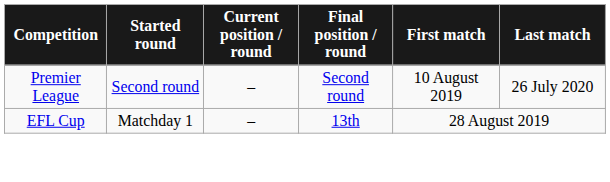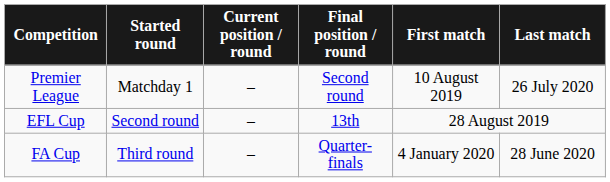(155, 86) Second round -> (155, 86) Matchday 1
(155, 120) Matchday 1 -> (155, 120) Second round
+ row: (56, 154)
